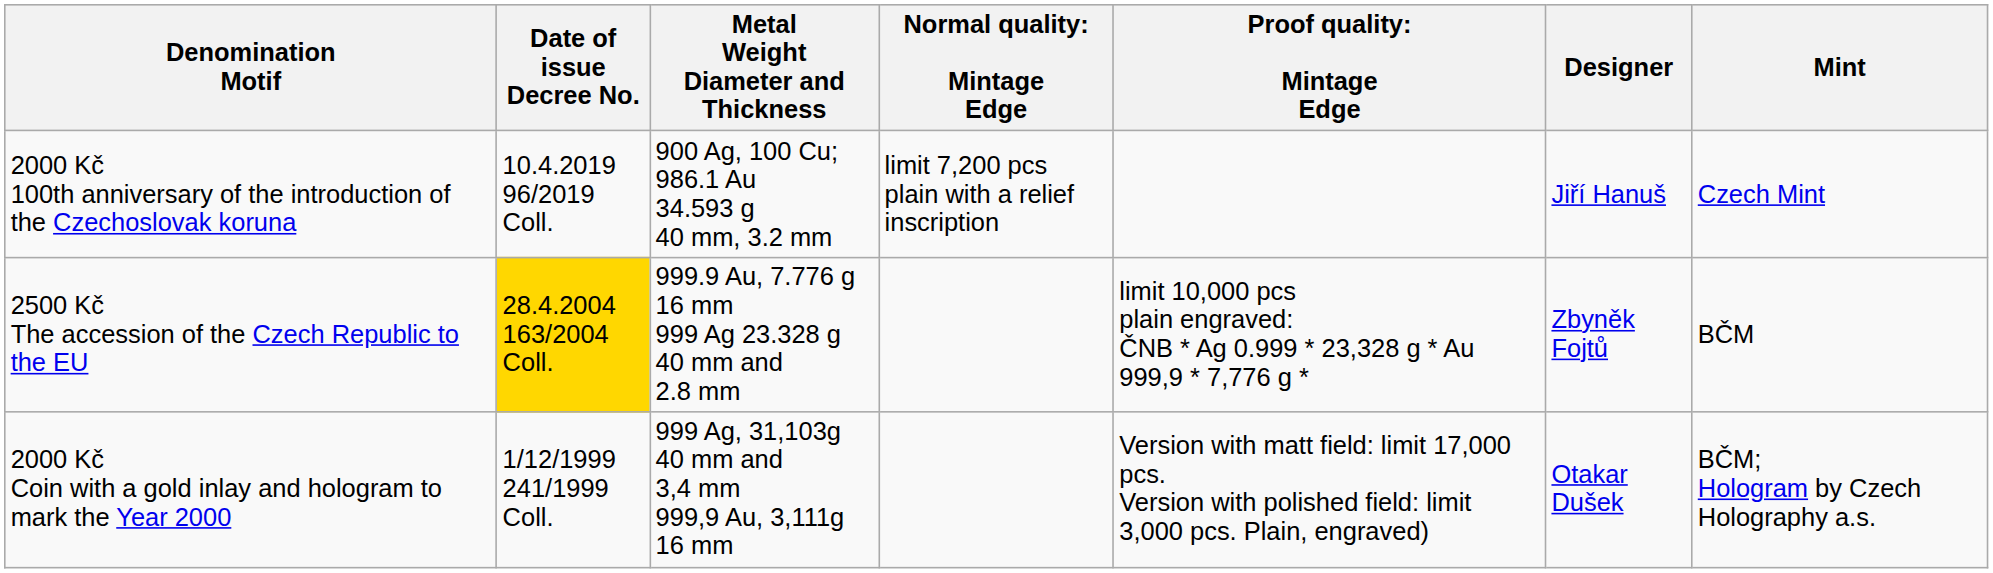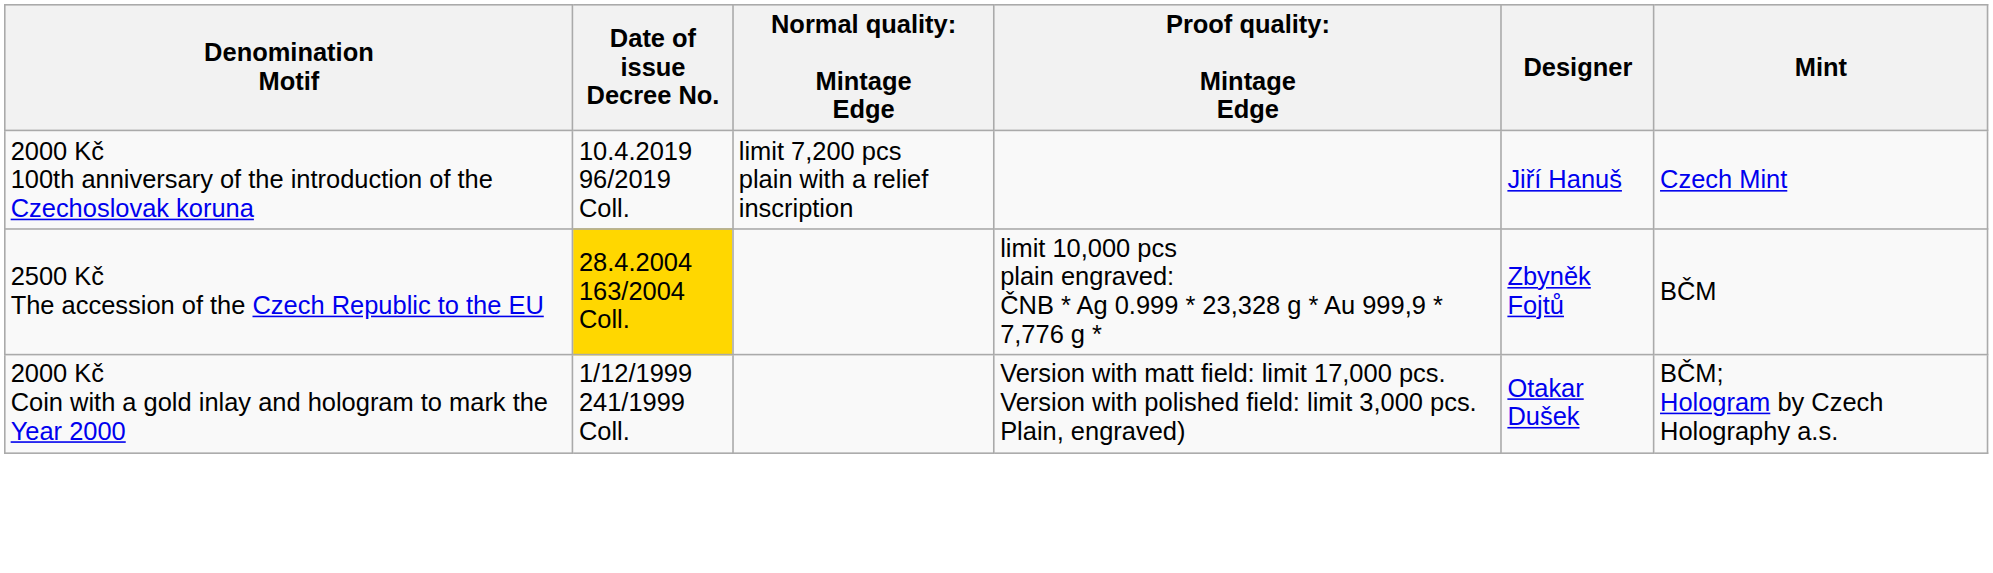- column: (764, 67)
